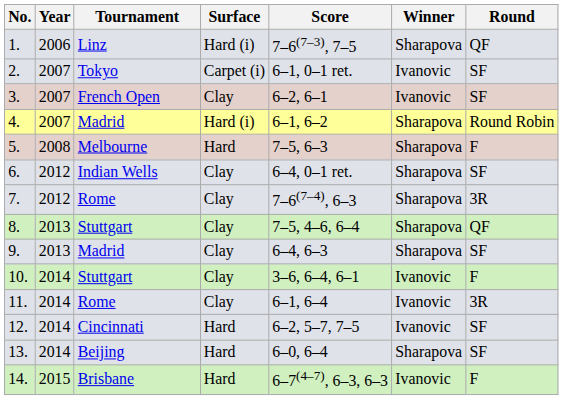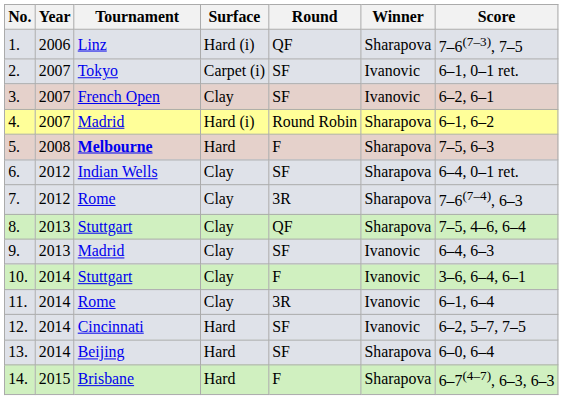columns swapped: (512, 17) <-> (330, 17)
(113, 146) normal -> (115, 146) bold
(429, 251) Sharapova -> (392, 251) Ivanovic
(423, 379) Ivanovic -> (398, 379) Sharapova
